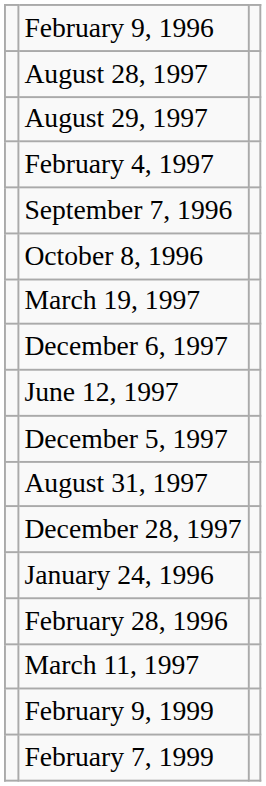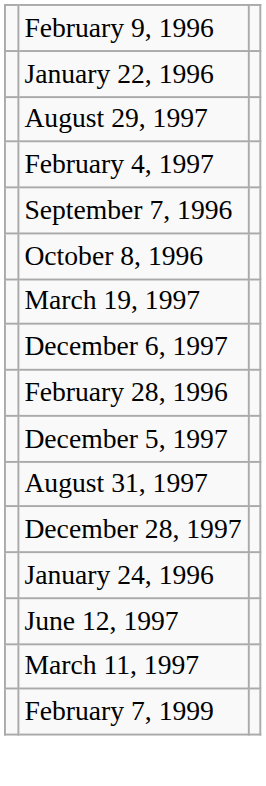- row: (116, 73)
+ row: (119, 73)
rows swapped: (102, 392) <-> (126, 620)
- row: (119, 711)
